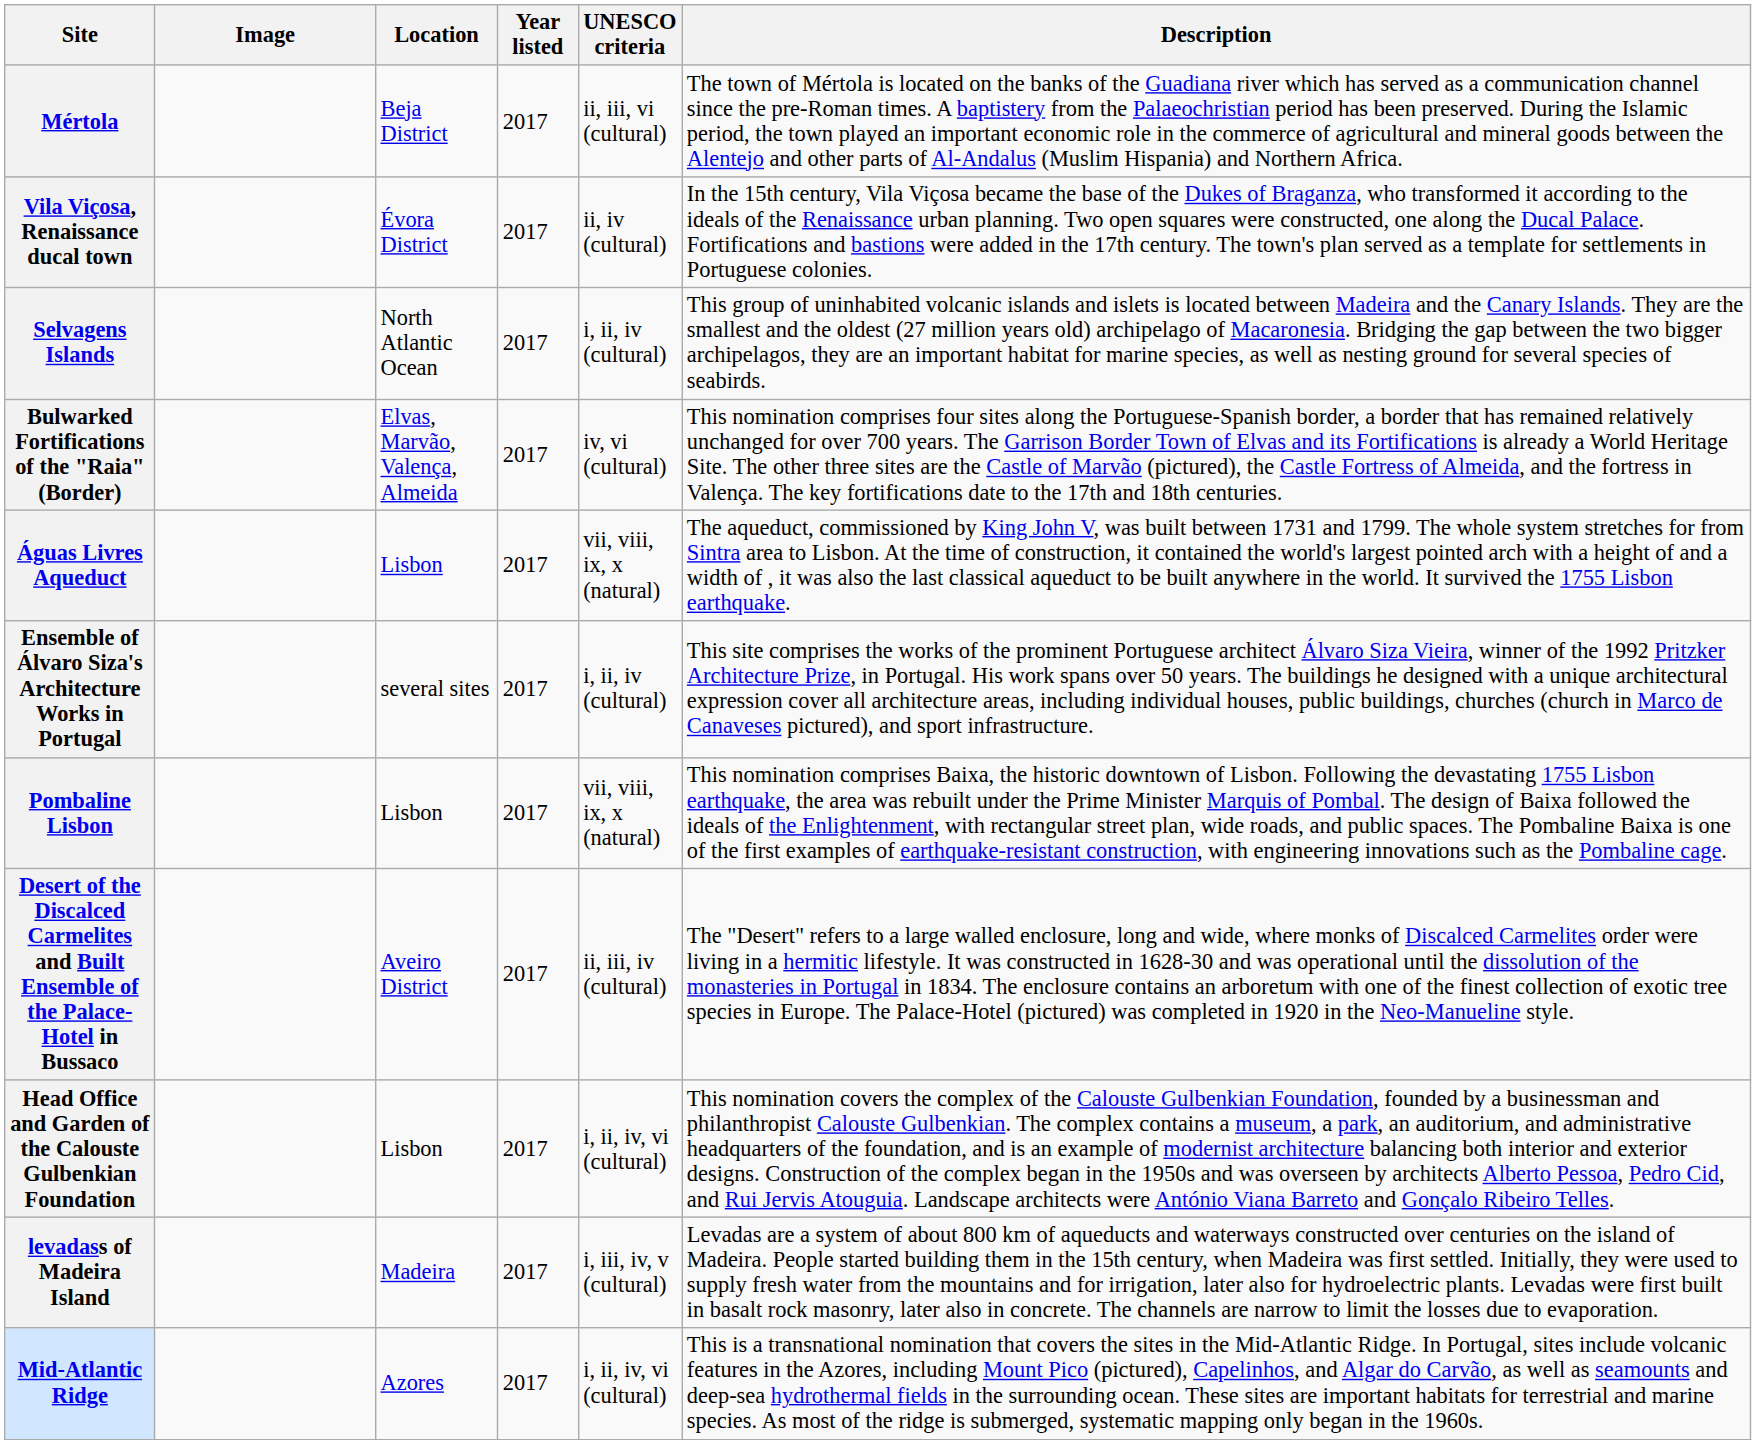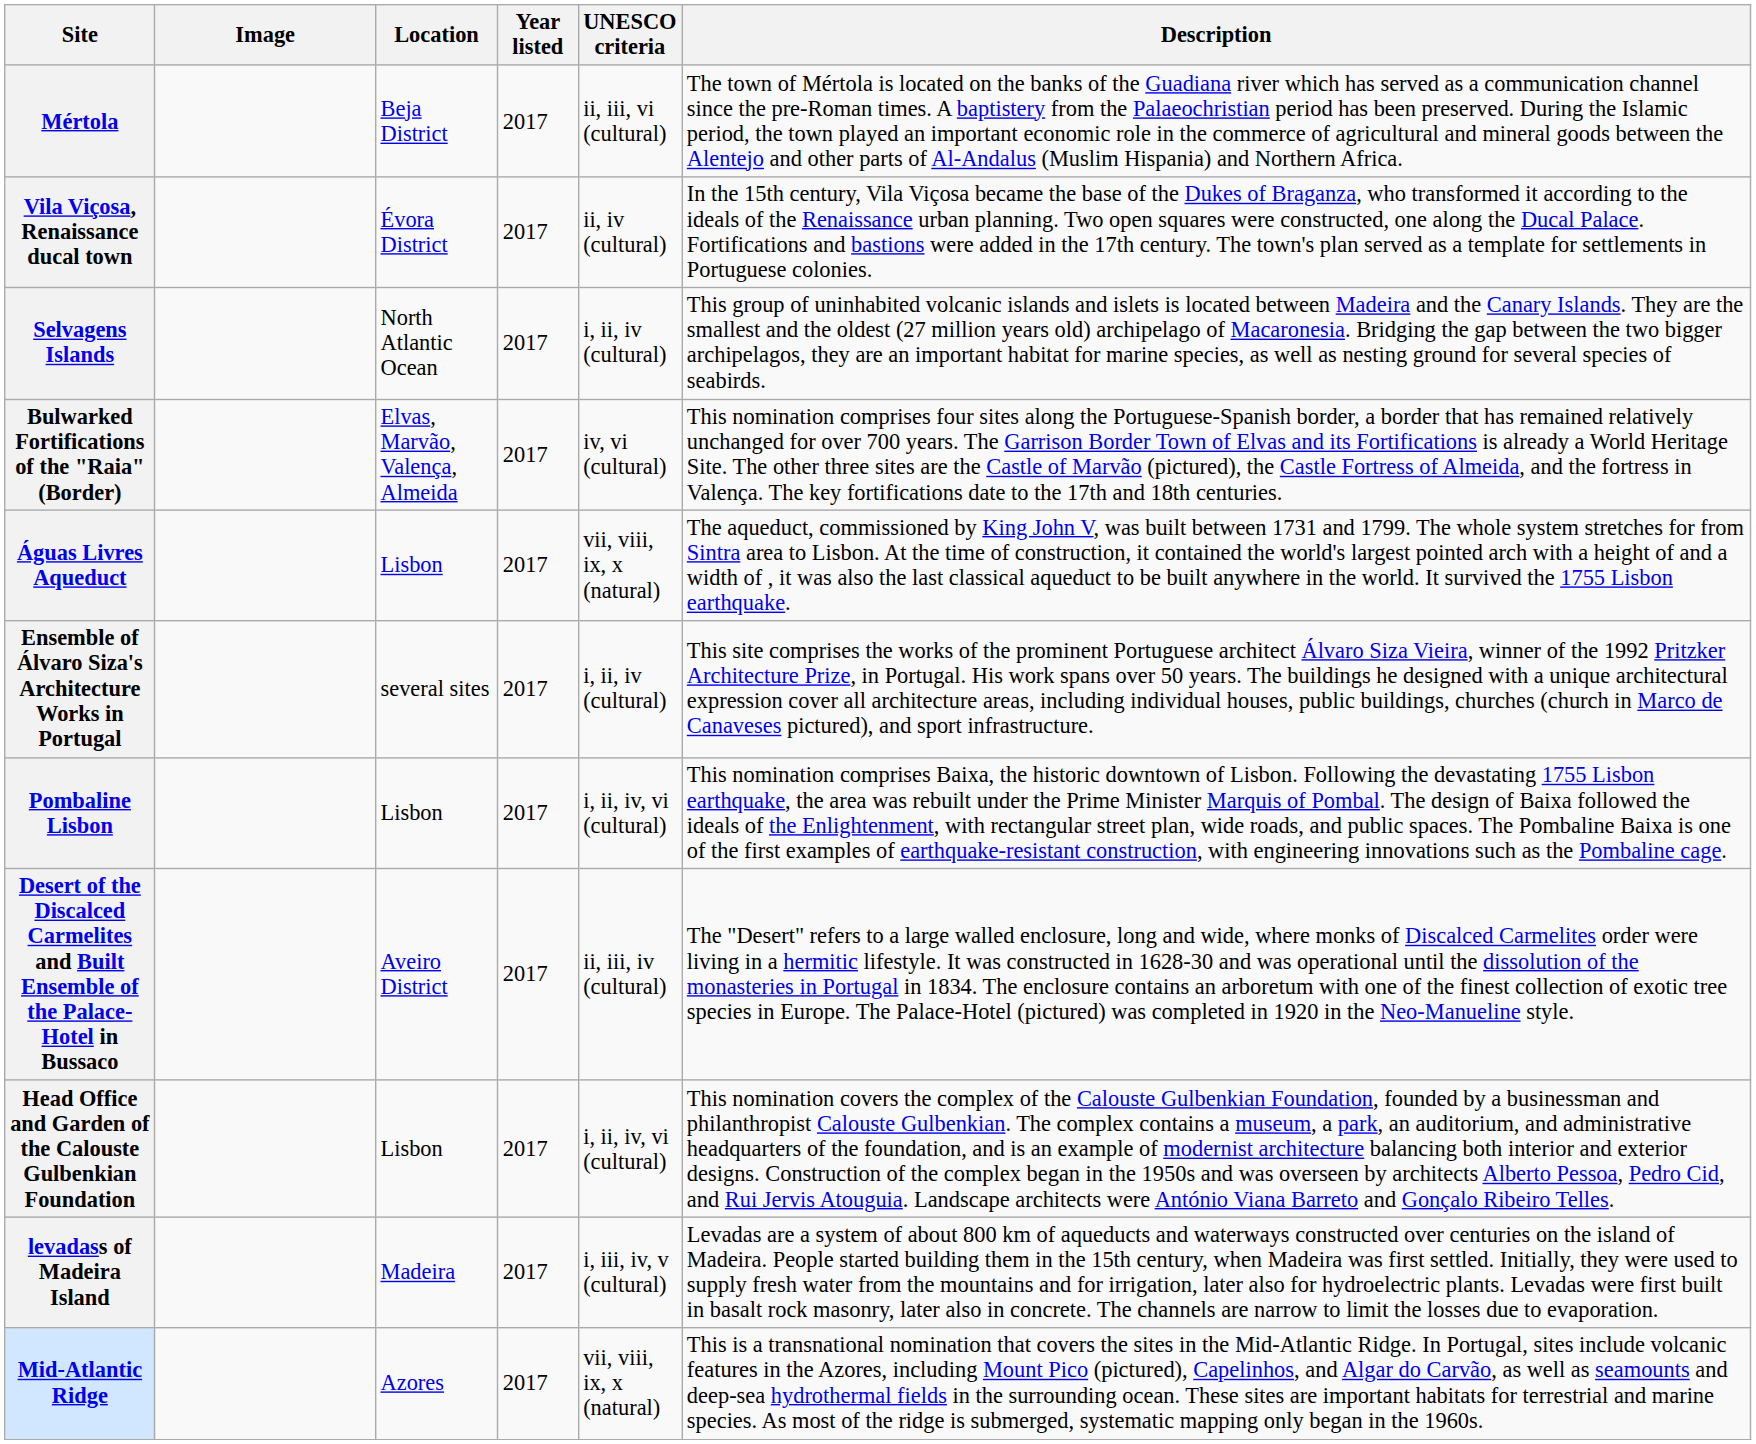(622, 812) vii, viii, ix, x (natural) -> (626, 812) i, ii, iv, vi (cultural)
(626, 1383) i, ii, iv, vi (cultural) -> (622, 1383) vii, viii, ix, x (natural)
